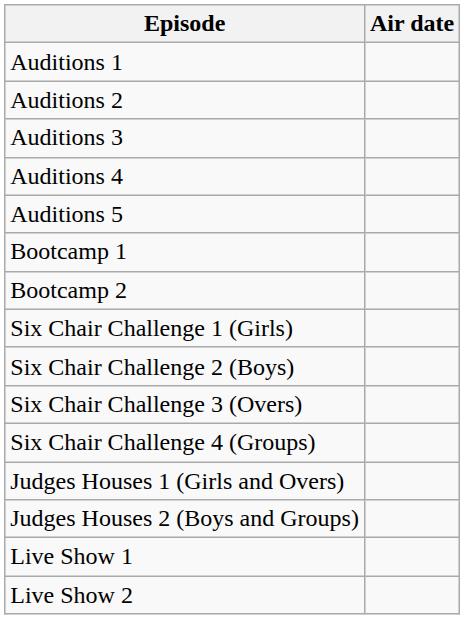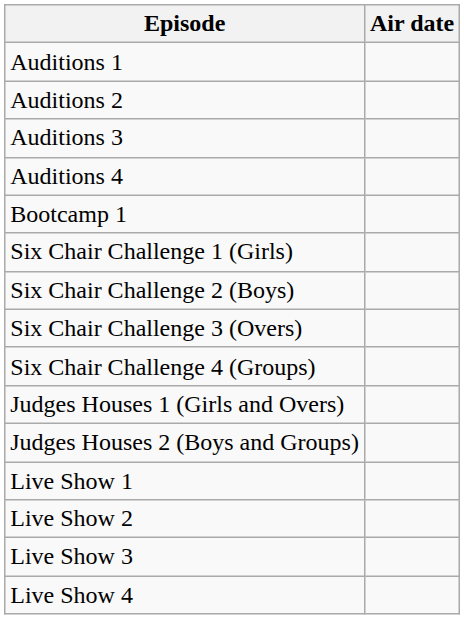- row: (67, 213)
- row: (69, 289)
+ row: (72, 556)
+ row: (72, 594)
